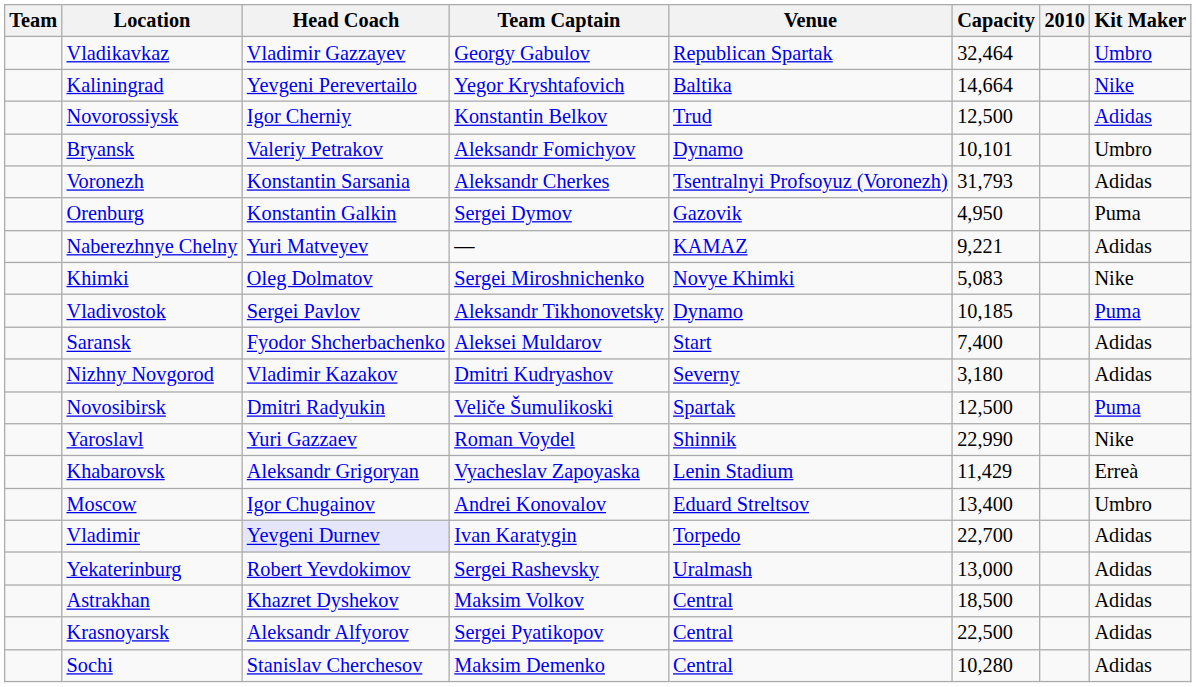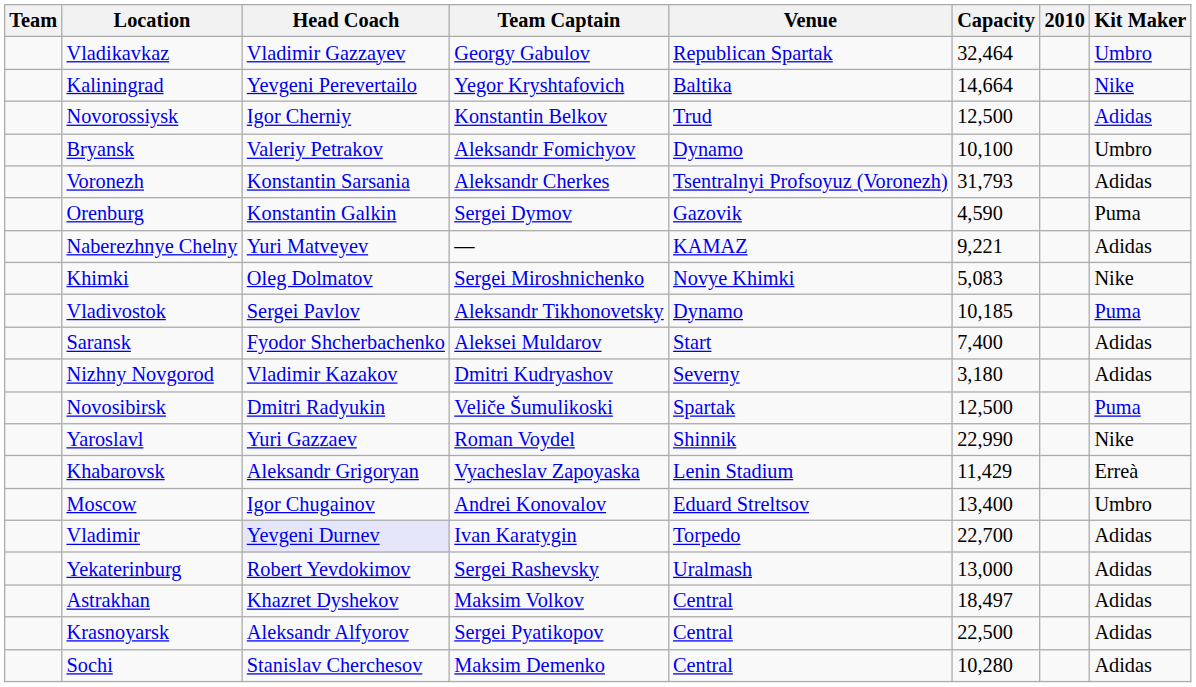(985, 149) 10,101 -> (985, 149) 10,100
(980, 213) 4,950 -> (980, 213) 4,590
(985, 600) 18,500 -> (985, 600) 18,497
